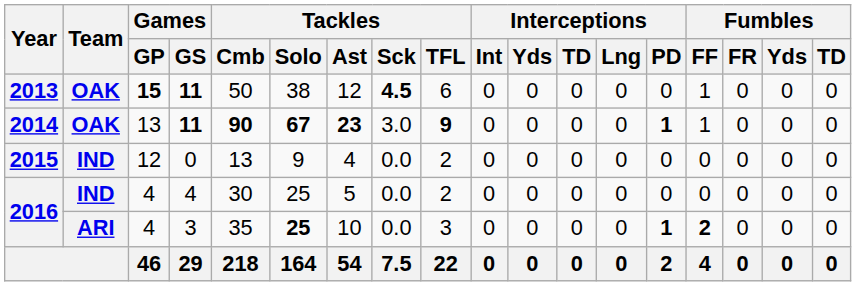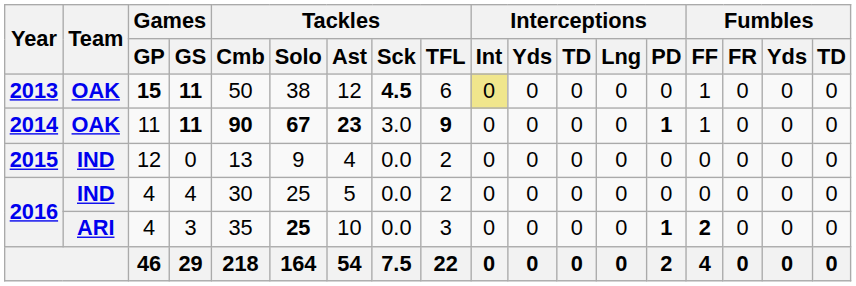(489, 90) no background -> (489, 90) khaki background
(149, 125) 13 -> (149, 125) 11
